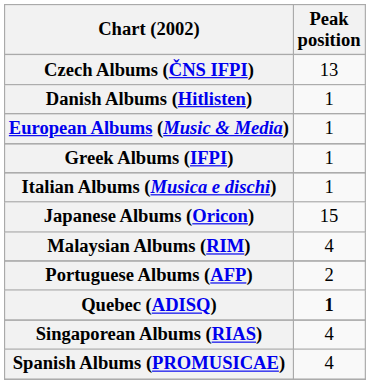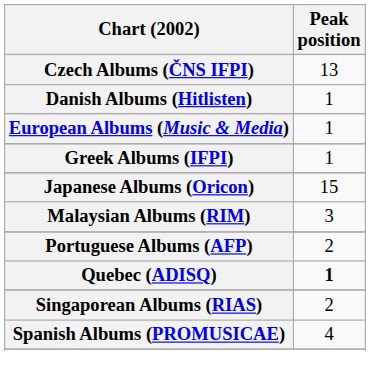- row: (149, 187)
(329, 246) 4 -> (329, 216) 3
(329, 334) 4 -> (329, 305) 2
